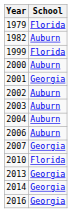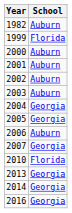- row: (16, 25)
(48, 79) Georgia -> (45, 65) Auburn
(45, 120) Auburn -> (48, 106) Georgia
+ row: (16, 120)
